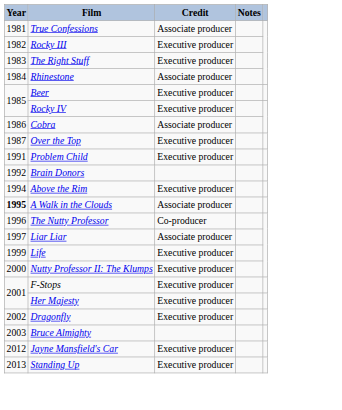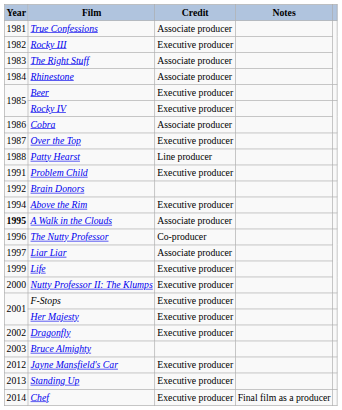(195, 60) Executive producer -> (195, 60) Associate producer
+ row: (55, 157)
+ row: (40, 397)
